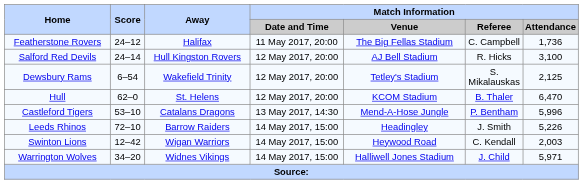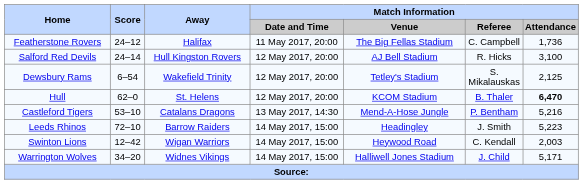(551, 97) normal -> (551, 97) bold
(551, 112) 5,996 -> (551, 112) 5,216
(551, 127) 5,226 -> (551, 127) 5,223
(551, 157) 5,971 -> (551, 157) 5,171
